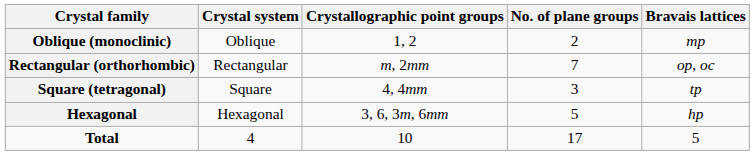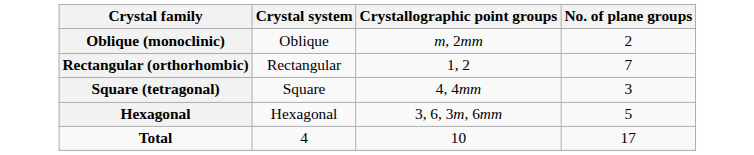- column: (696, 16)
(405, 41) 1, 2 -> (458, 41) m, 2mm
(405, 65) m, 2mm -> (458, 65) 1, 2
